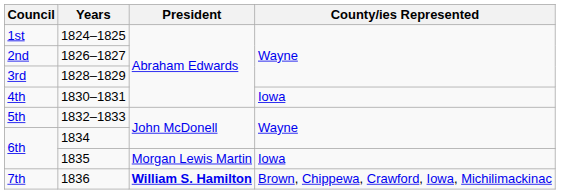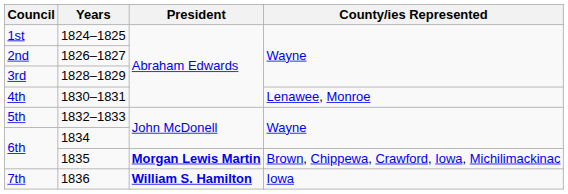(272, 96) Iowa -> (318, 96) Lenawee, Monroe
(192, 158) normal -> (196, 158) bold
(272, 158) Iowa -> (414, 158) Brown, Chippewa, Crawford, Iowa, Michilimackinac
(405, 179) Brown, Chippewa, Crawford, Iowa, Michilimackinac -> (280, 179) Iowa
